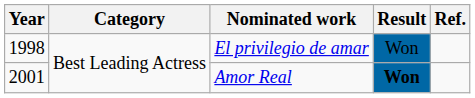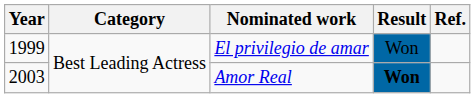(27, 47) 1998 -> (27, 47) 1999
(27, 77) 2001 -> (27, 77) 2003
